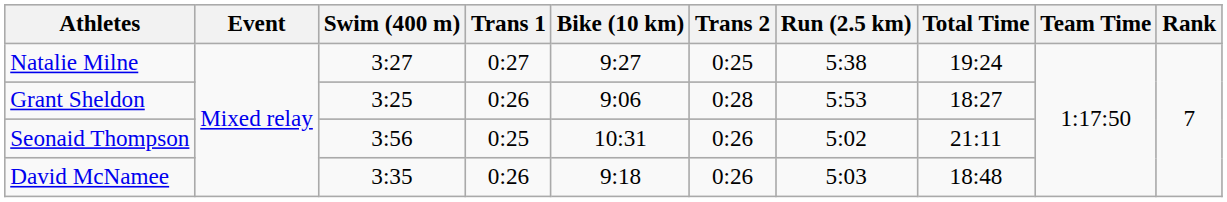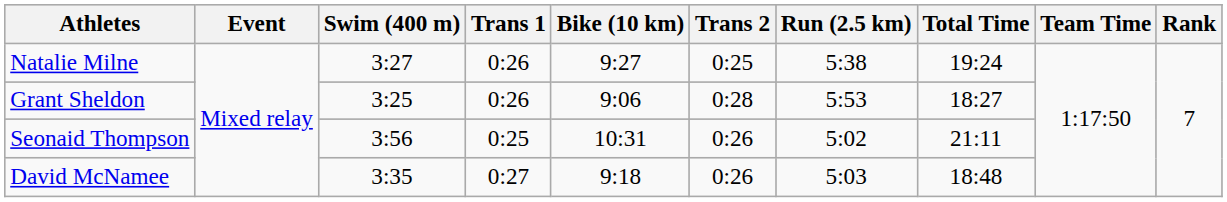(508, 62) 0:27 -> (508, 62) 0:26
(508, 176) 0:26 -> (508, 176) 0:27
